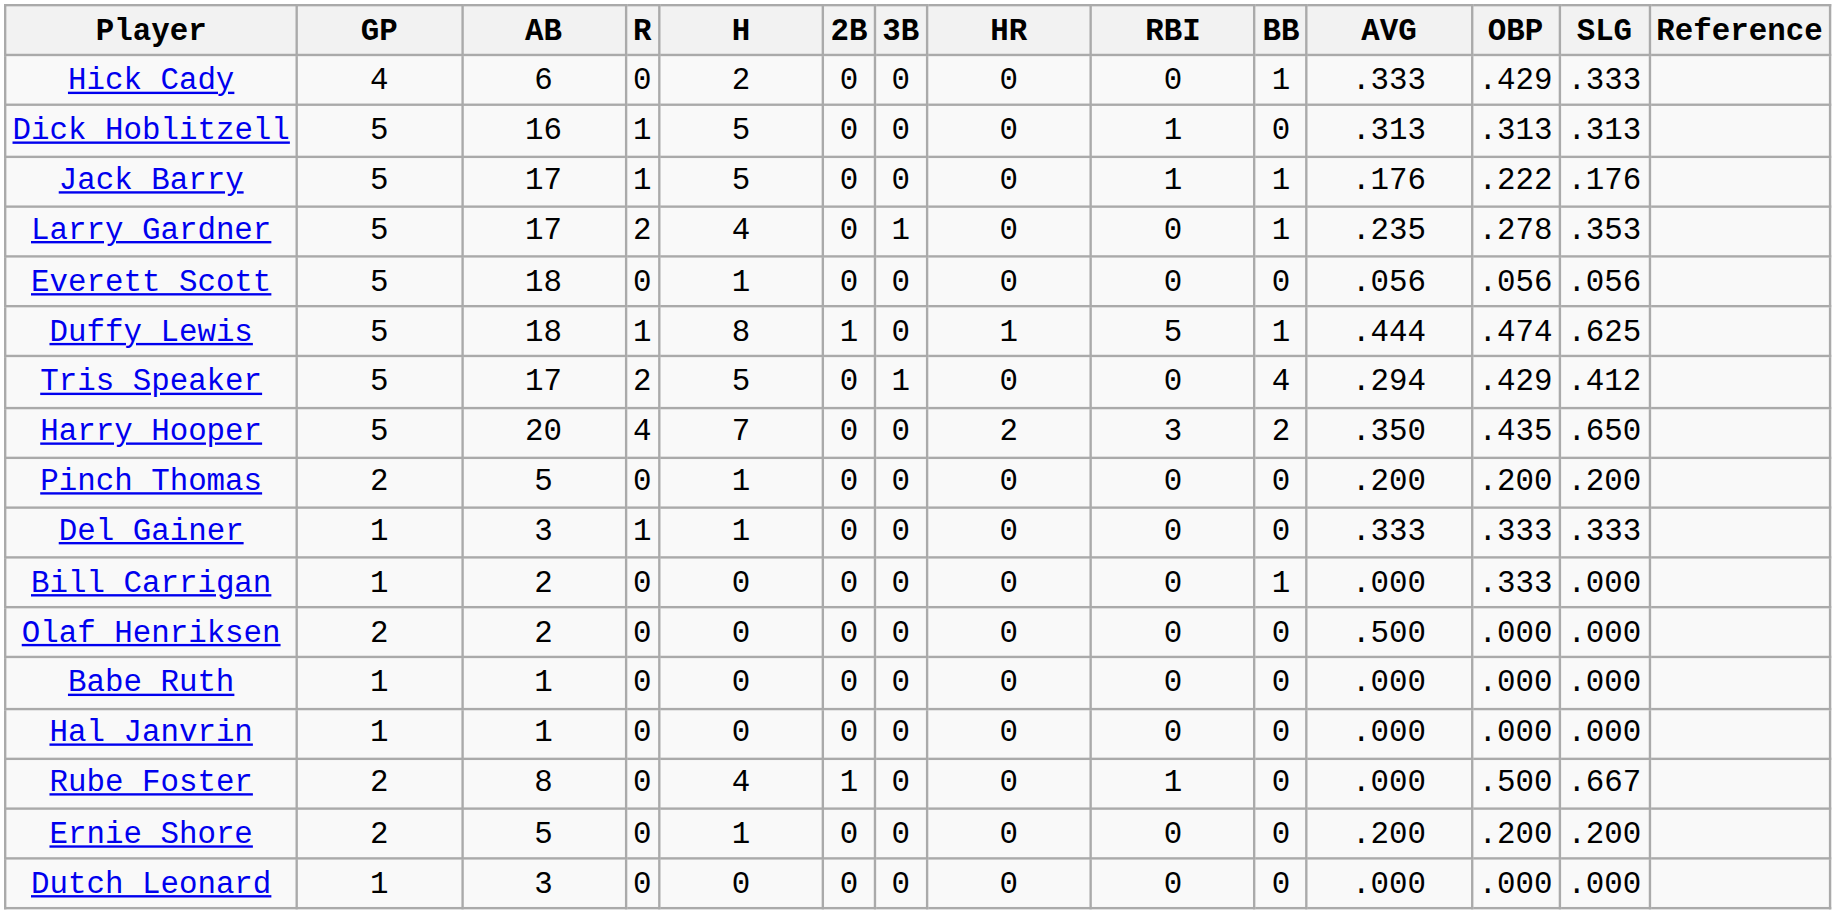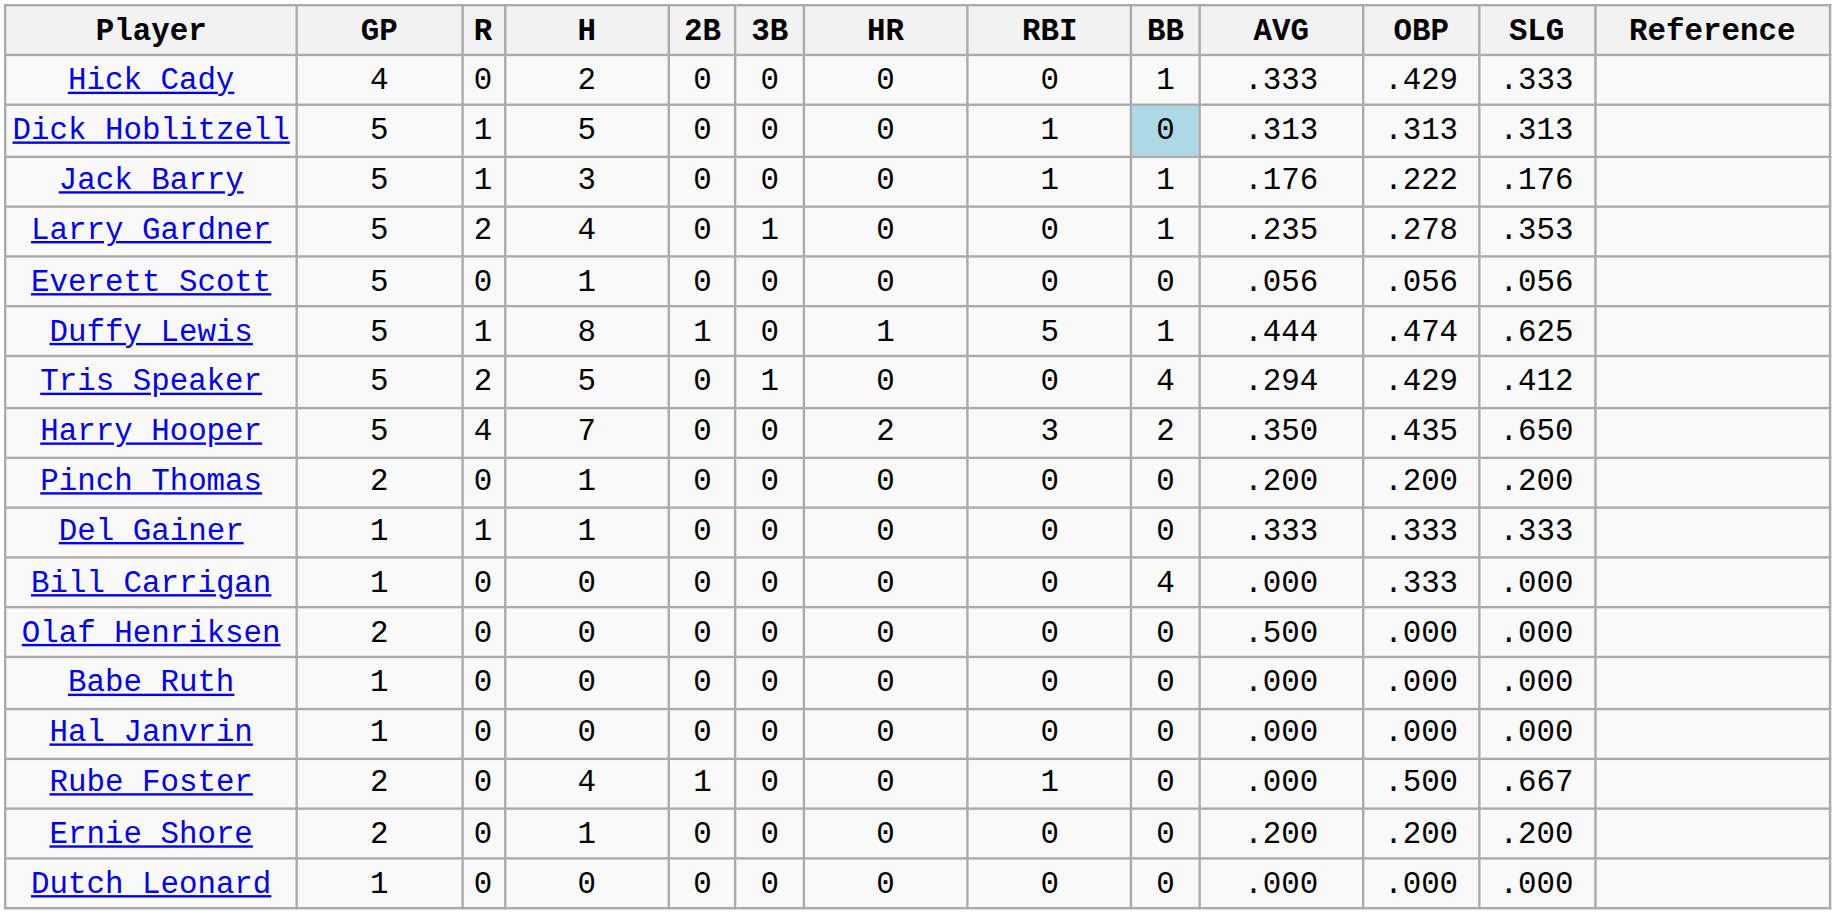- column: (544, 30)
(1281, 131) no background -> (1166, 131) lightblue background
(741, 181) 5 -> (587, 181) 3
(1281, 583) 1 -> (1166, 583) 4
